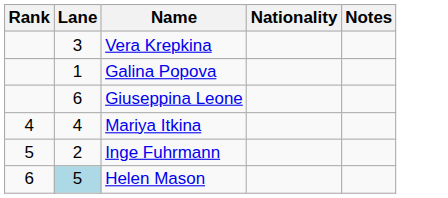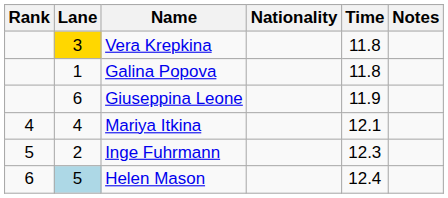+ column: (365, 17)
(78, 44) no background -> (78, 44) gold background
